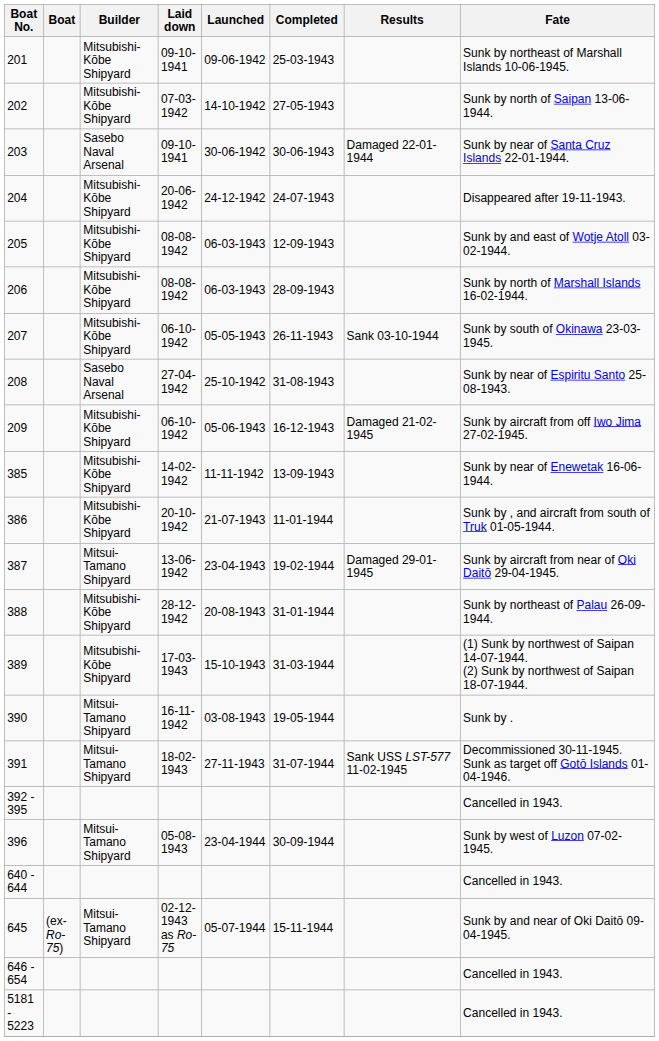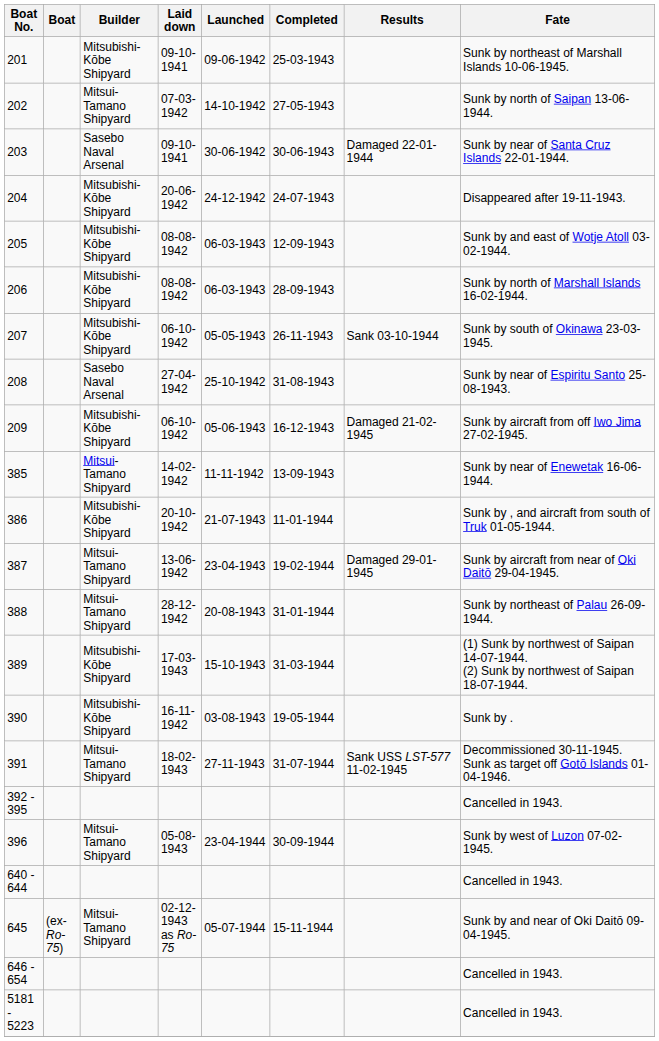(112, 106) Mitsubishi-Kōbe Shipyard -> (107, 106) Mitsui-Tamano Shipyard
(112, 474) Mitsubishi-Kōbe Shipyard -> (107, 474) Mitsui-Tamano Shipyard
(112, 612) Mitsubishi-Kōbe Shipyard -> (107, 612) Mitsui-Tamano Shipyard
(107, 717) Mitsui-Tamano Shipyard -> (112, 717) Mitsubishi-Kōbe Shipyard
